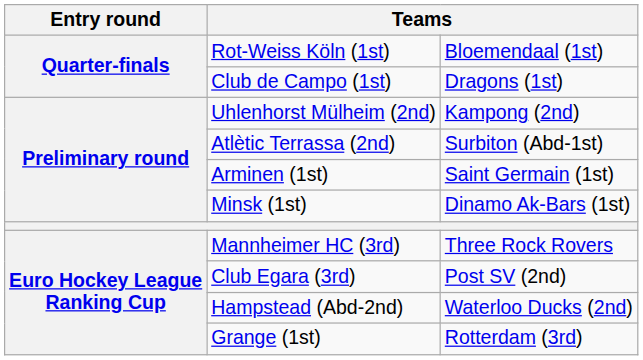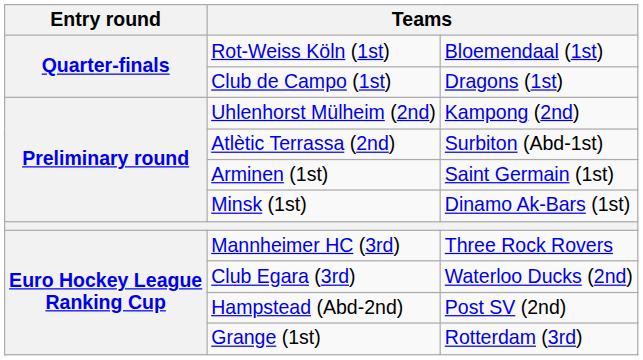(506, 276) Post SV (2nd) -> (539, 276) Waterloo Ducks (2nd)
(539, 307) Waterloo Ducks (2nd) -> (506, 307) Post SV (2nd)
